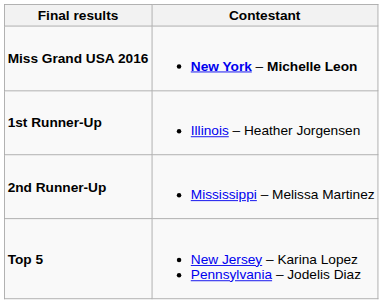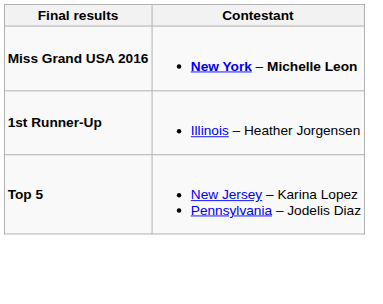- row: (57, 187)
